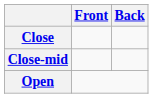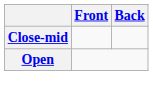- row: (38, 37)
